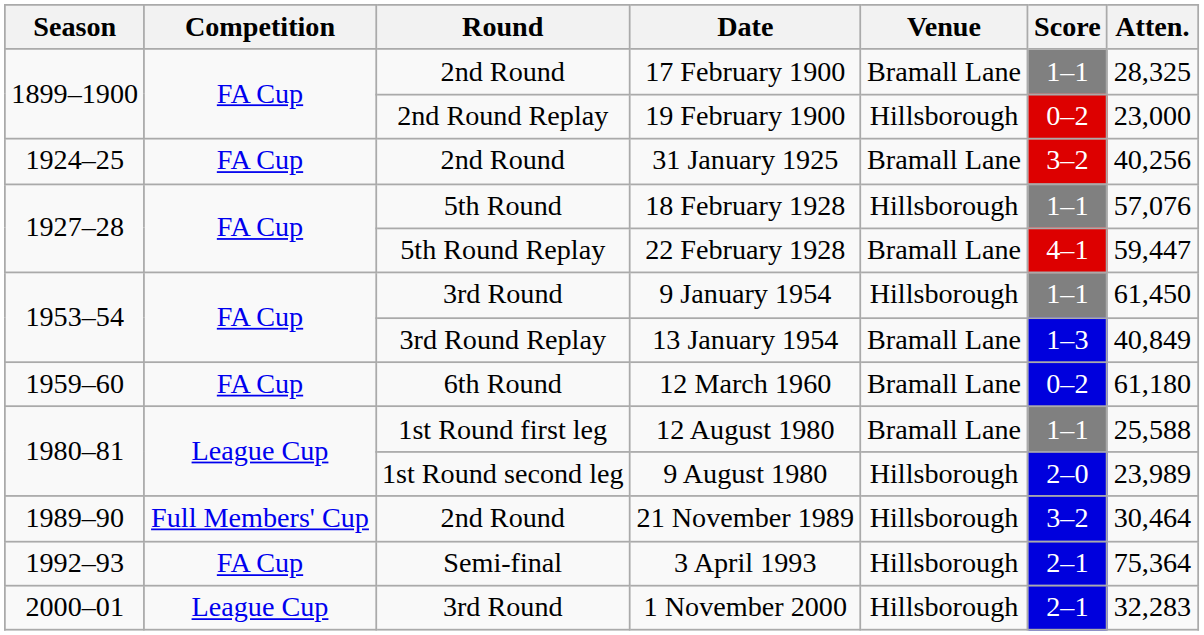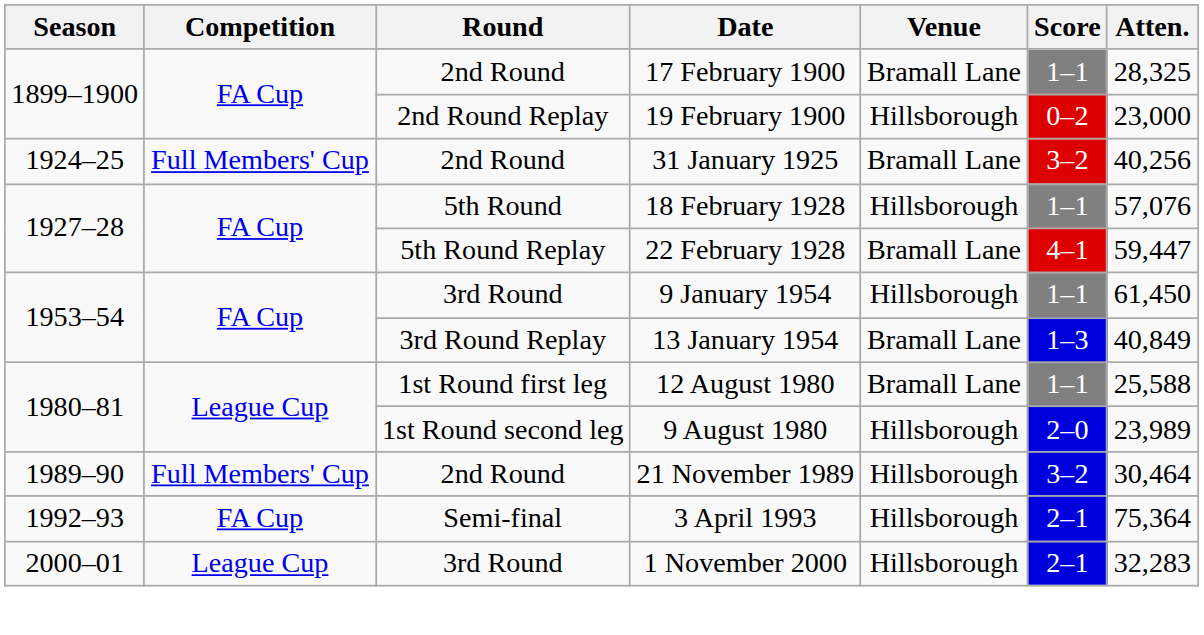(260, 160) FA Cup -> (260, 160) Full Members' Cup
- row: (745, 384)
